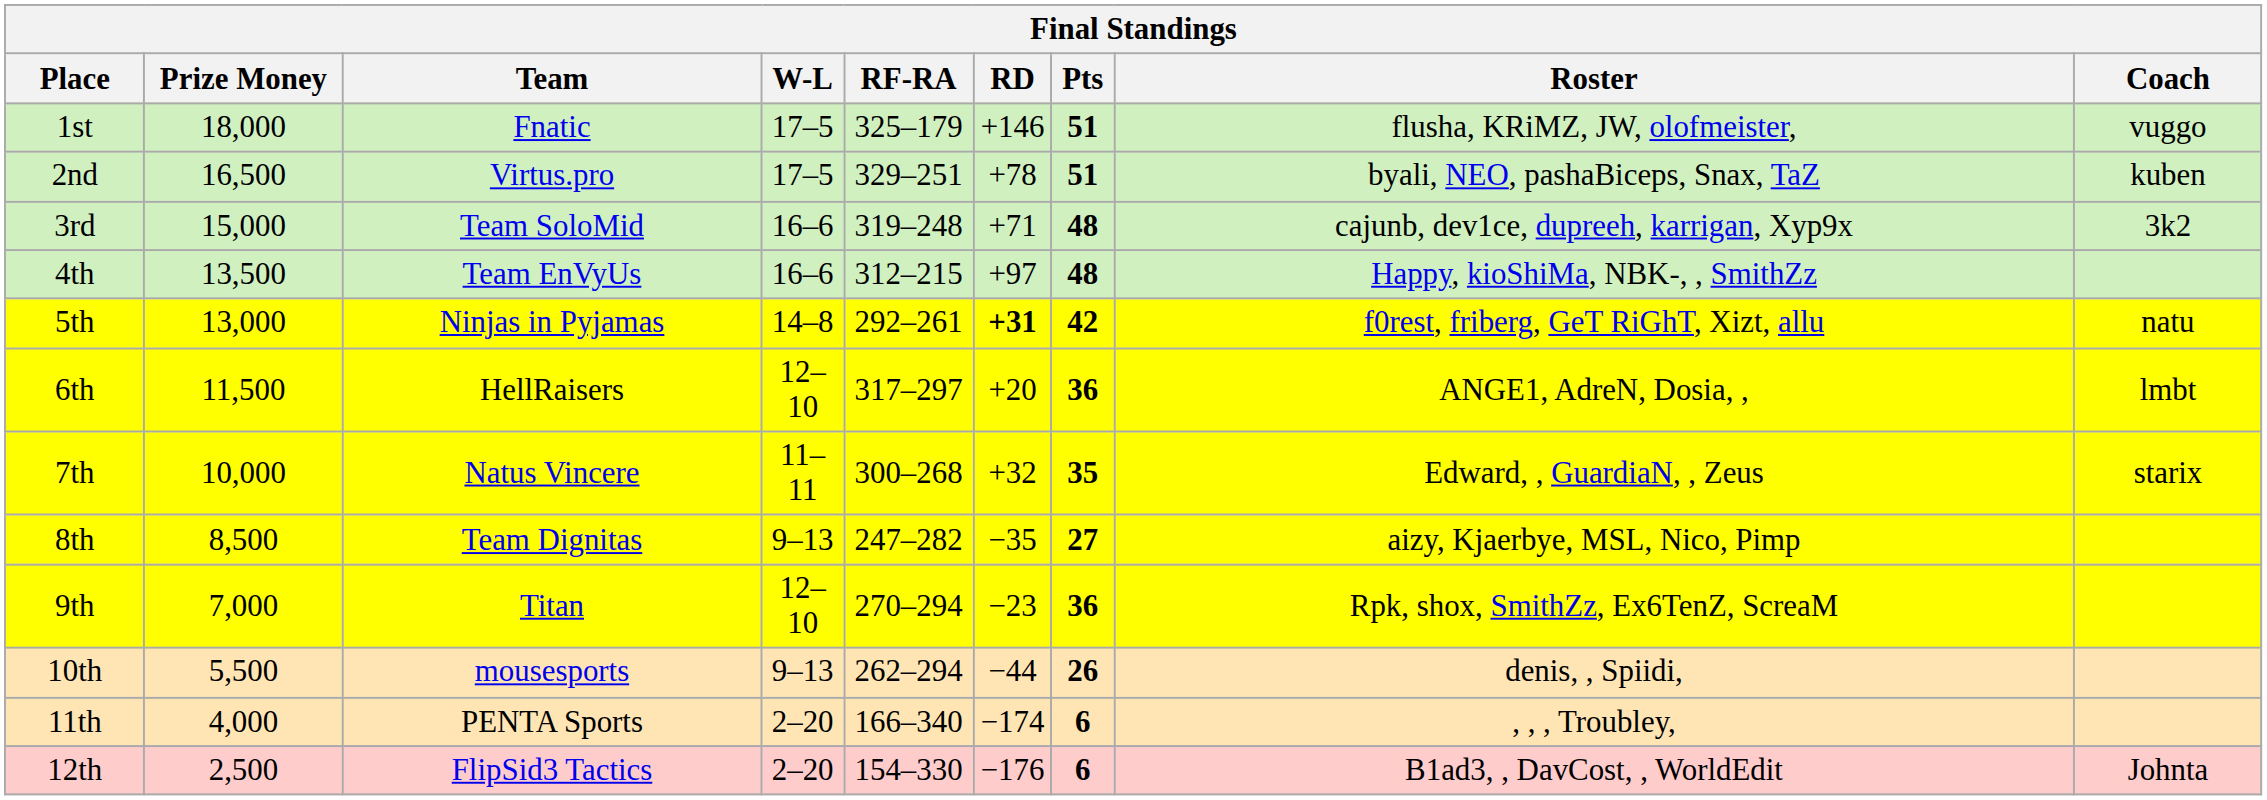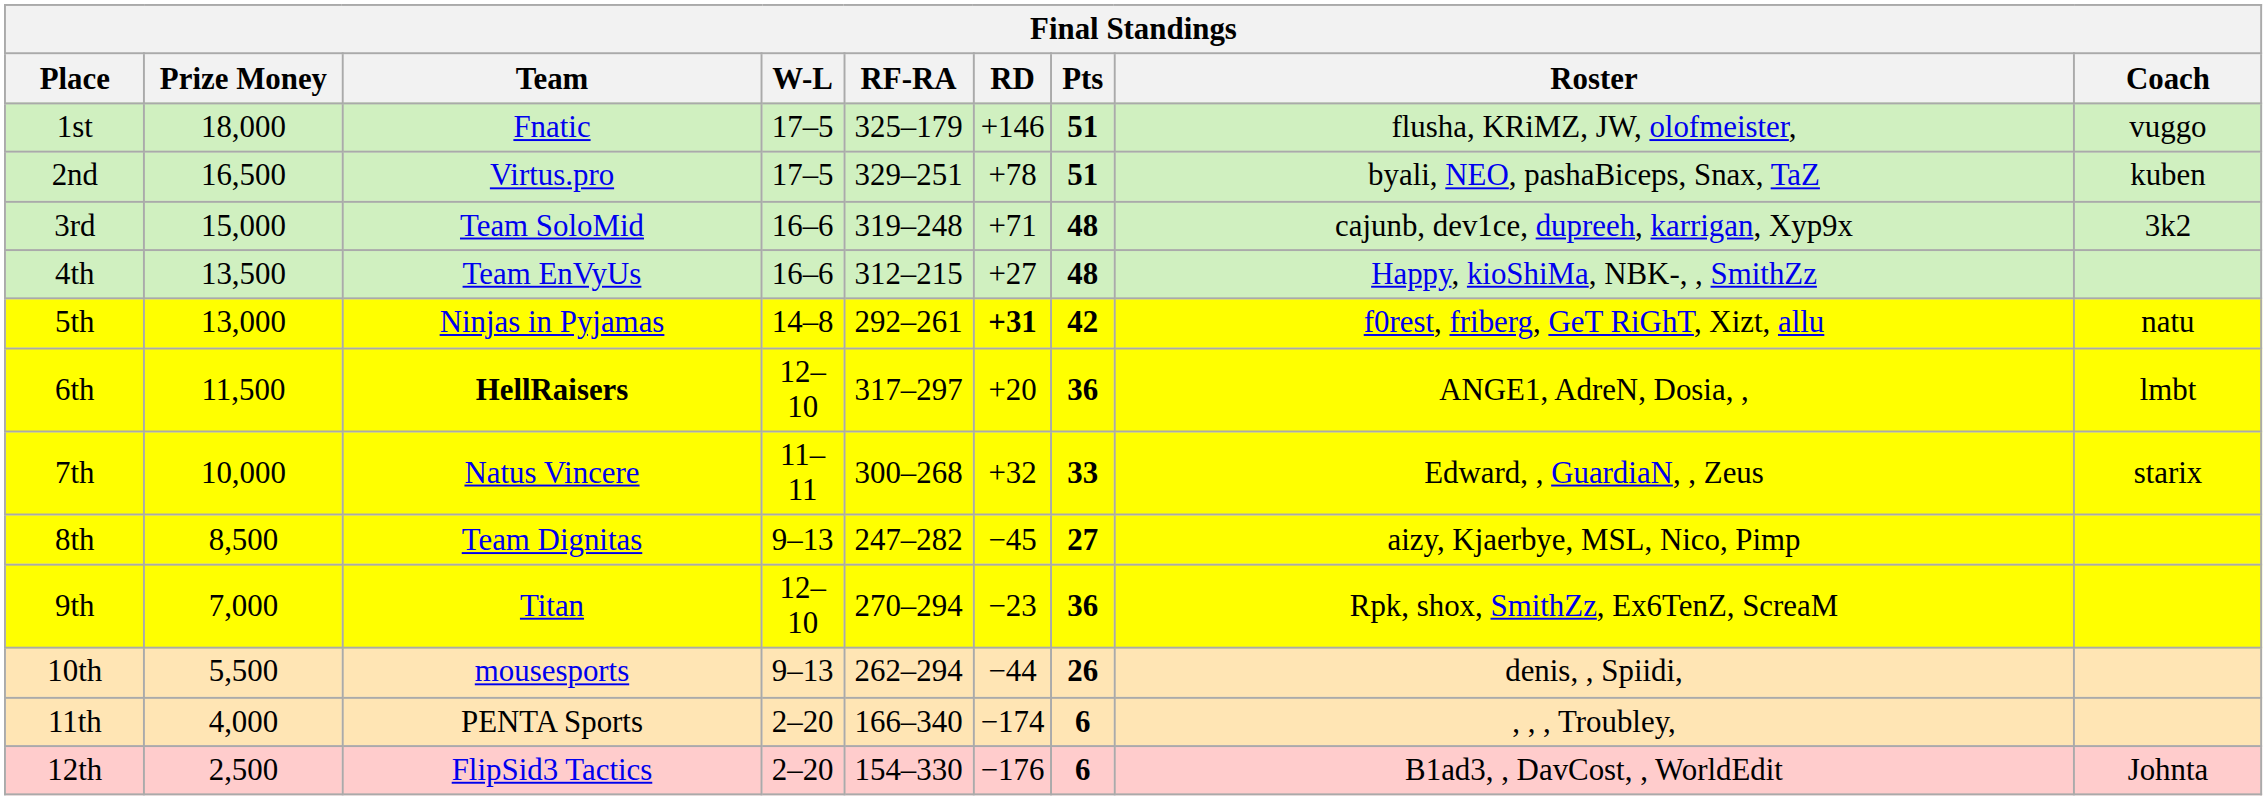(1013, 273) +97 -> (1013, 273) +27
(552, 389) normal -> (552, 389) bold
(1083, 472) 35 -> (1083, 472) 33
(1013, 539) −35 -> (1013, 539) −45
